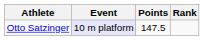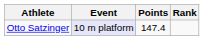(153, 28) 147.5 -> (153, 28) 147.4
